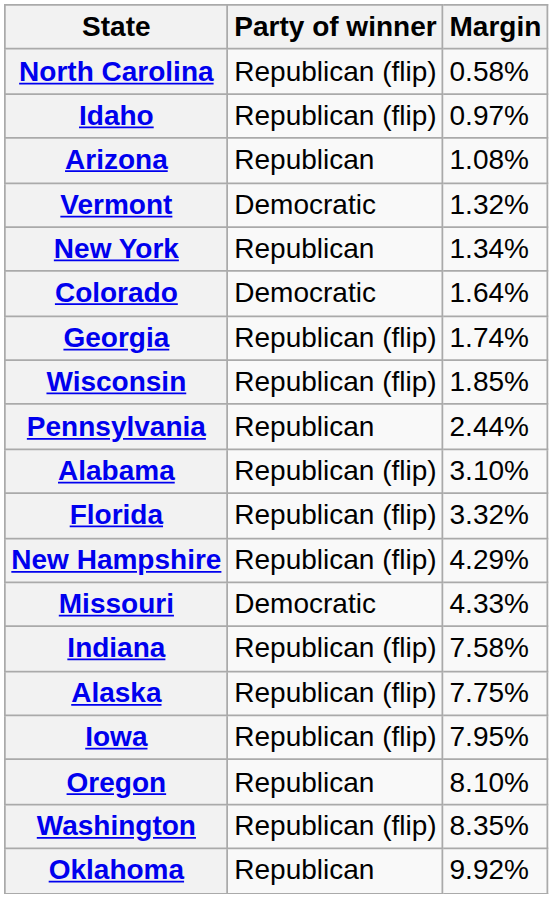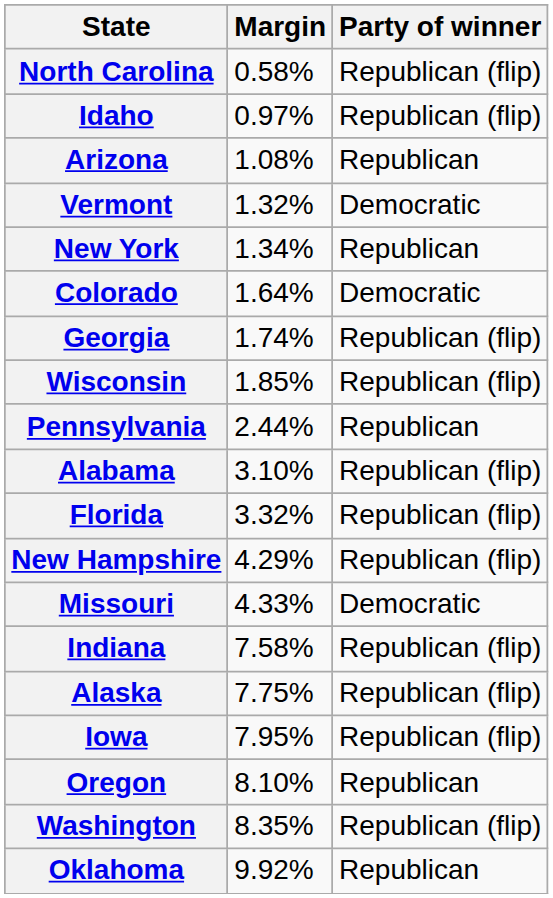columns swapped: (335, 26) <-> (495, 26)
